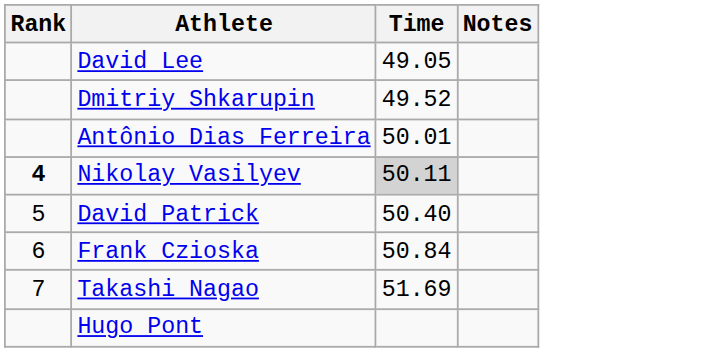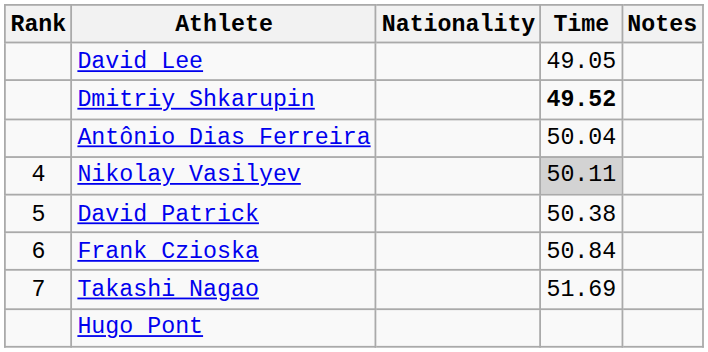+ column: (459, 24)
(417, 100) normal -> (581, 100) bold
(417, 138) 50.01 -> (581, 138) 50.04
(38, 176) bold -> (38, 176) normal
(417, 213) 50.40 -> (581, 213) 50.38
